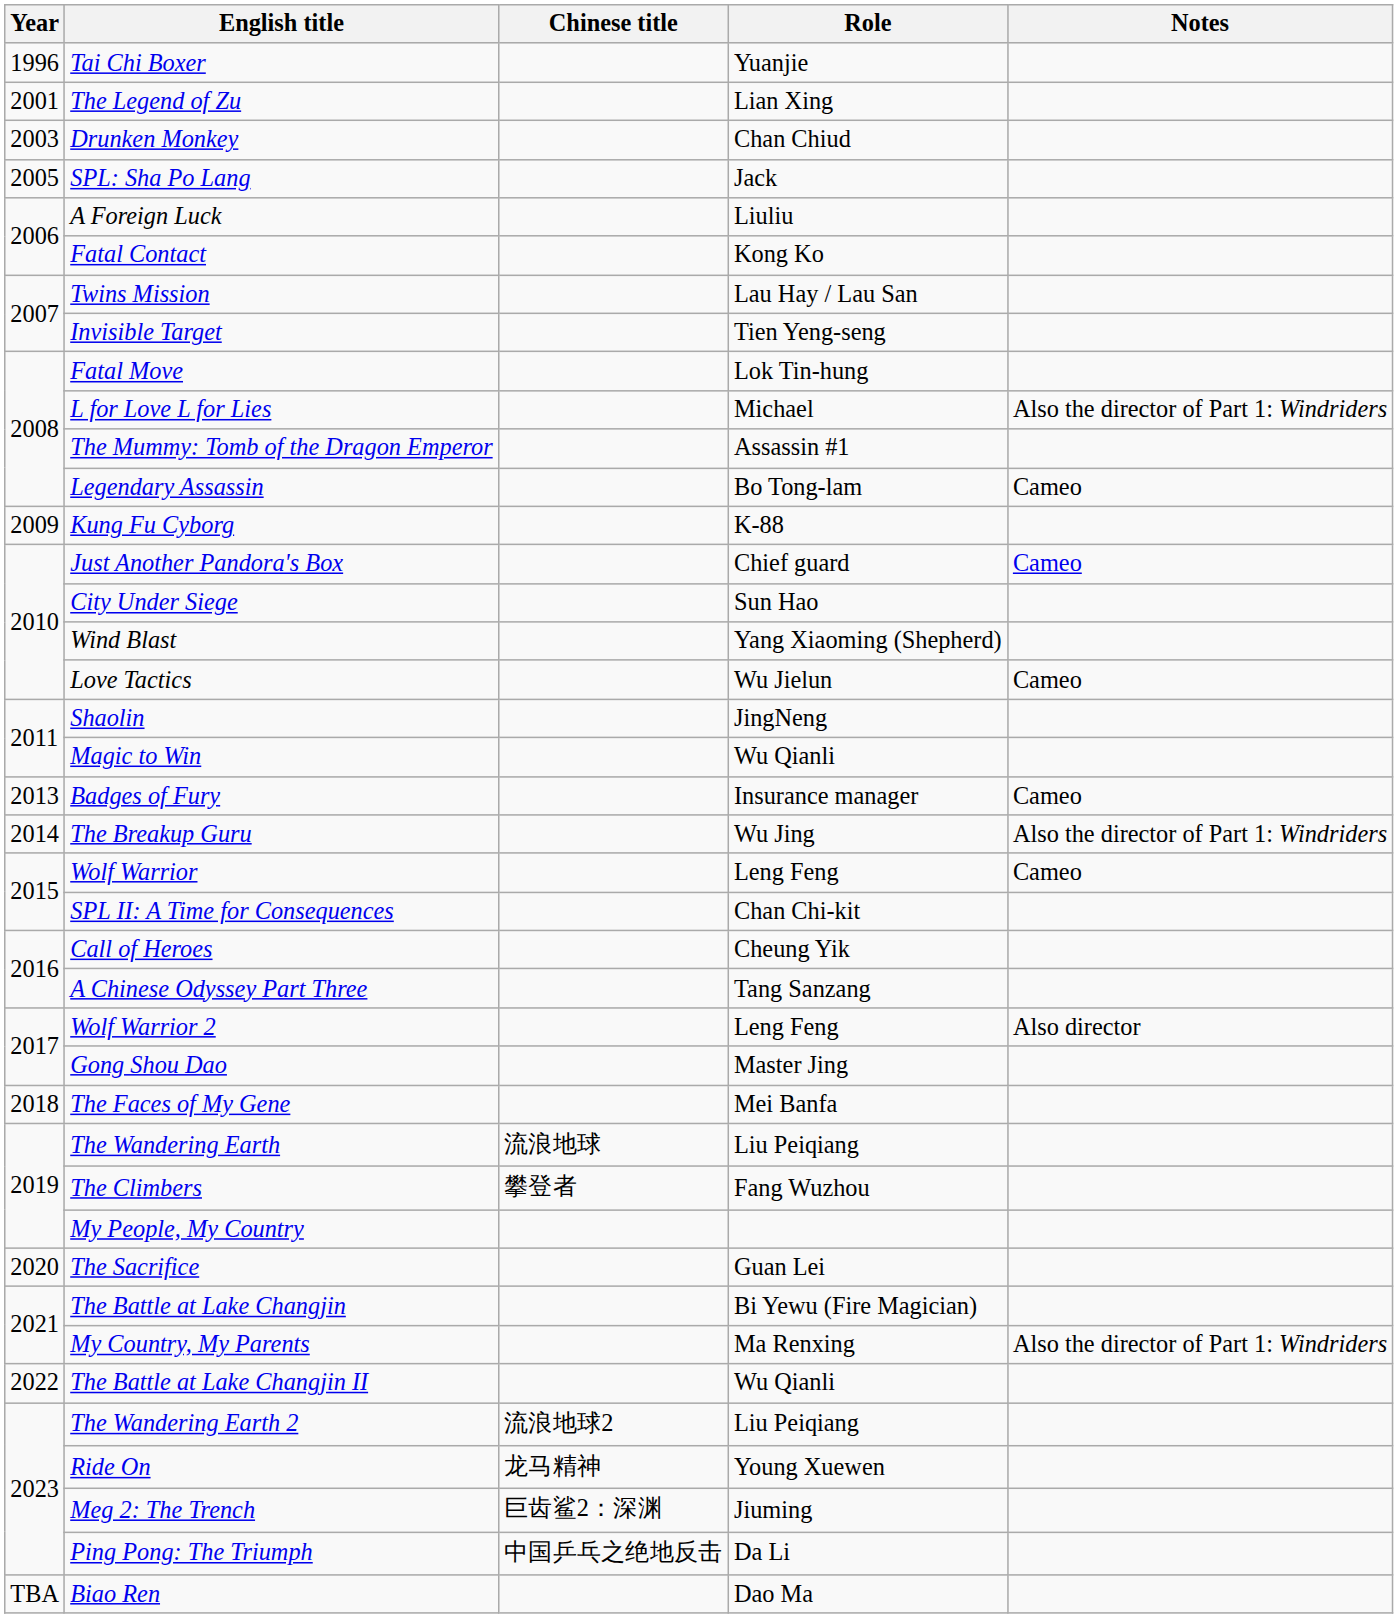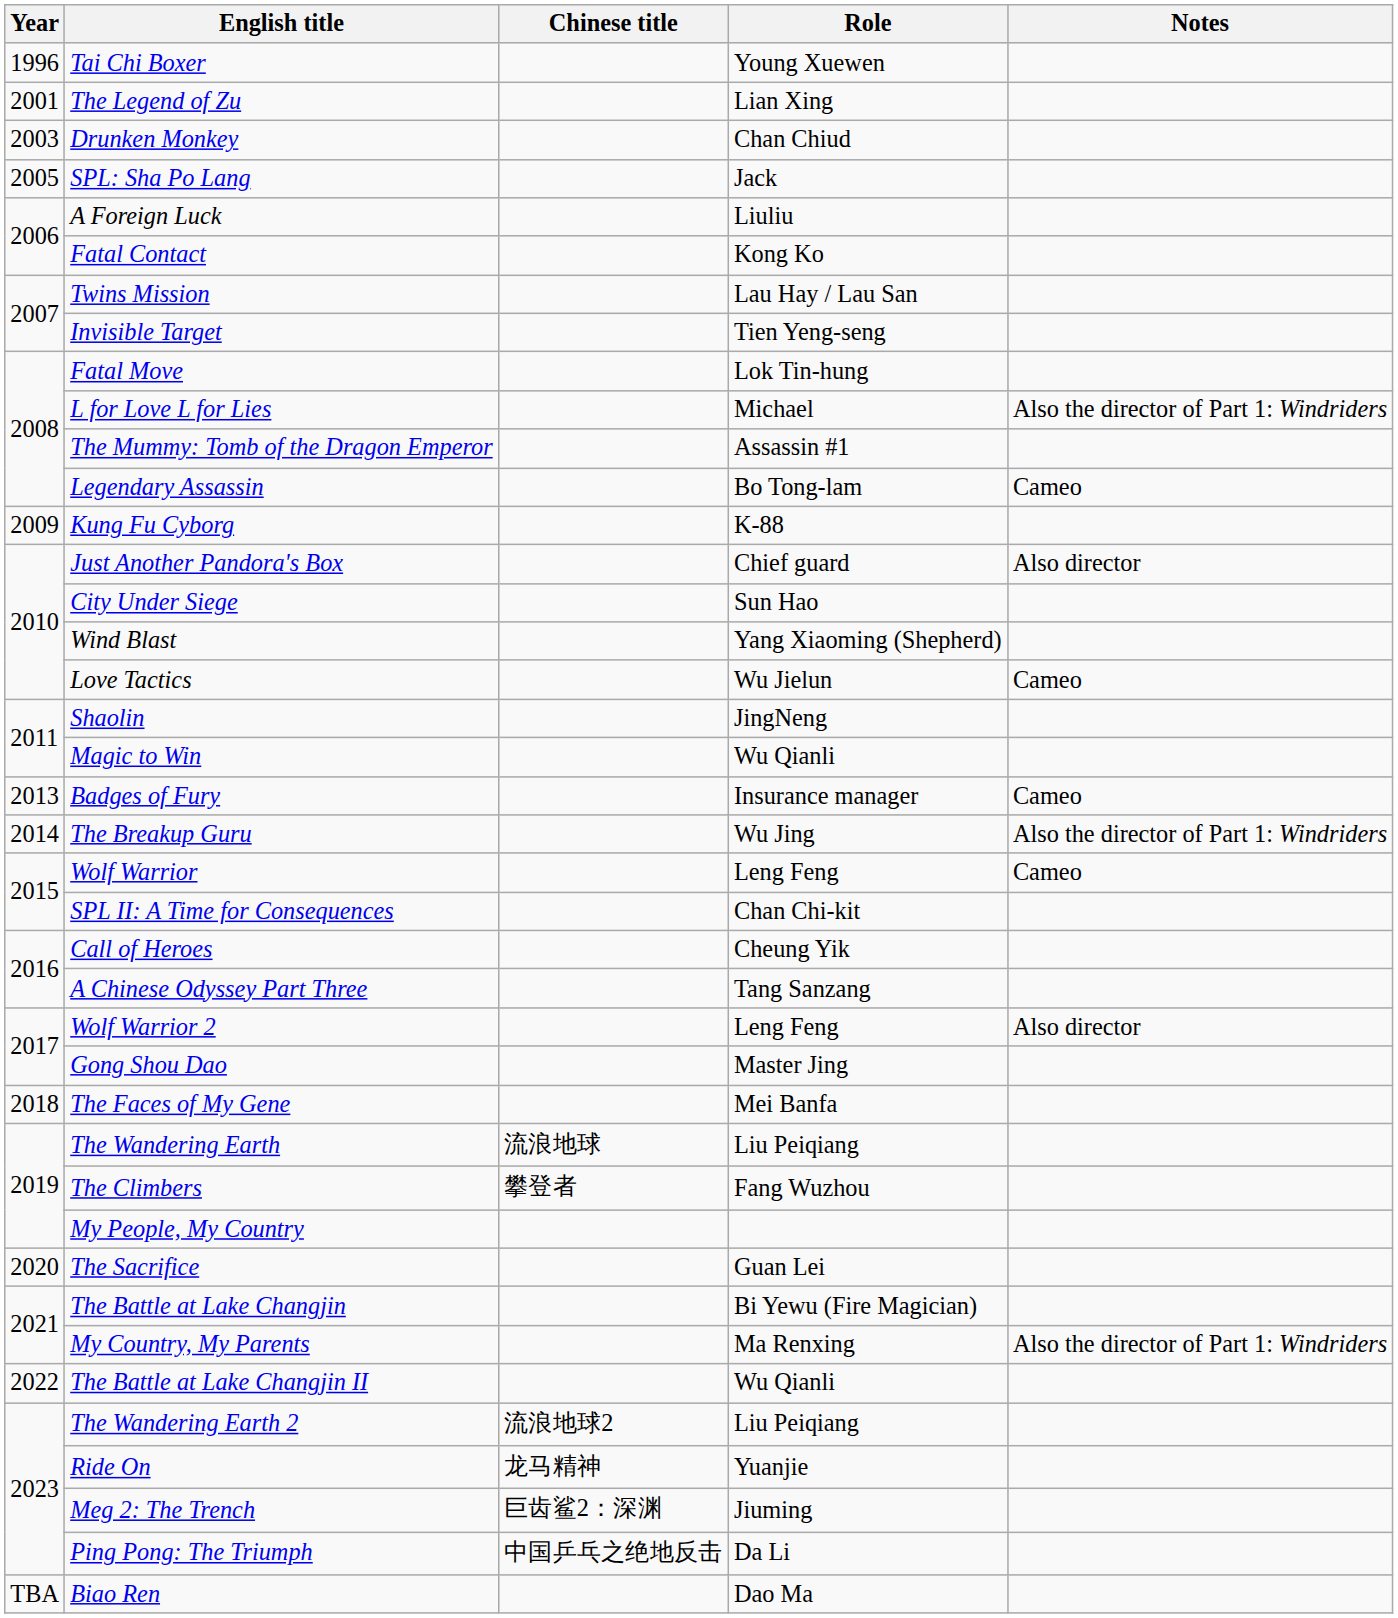(771, 62) Yuanjie -> (809, 62) Young Xuewen
(1047, 563) Cameo -> (1077, 563) Also director
(809, 1466) Young Xuewen -> (771, 1466) Yuanjie
